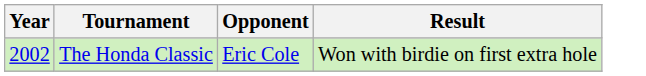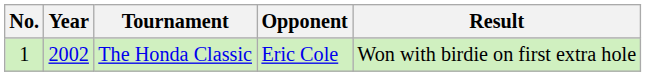+ column: (24, 21)
